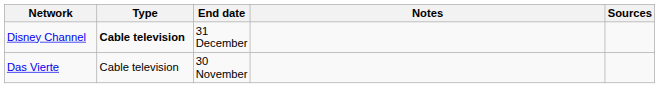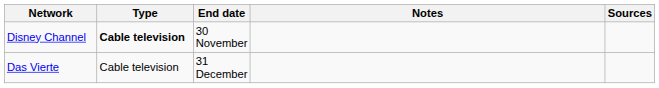(222, 37) 31 December -> (222, 37) 30 November
(222, 67) 30 November -> (222, 67) 31 December
